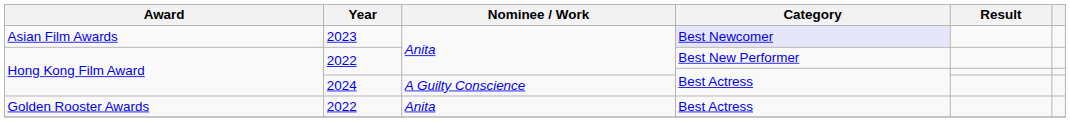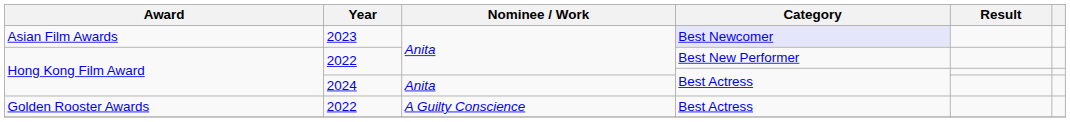(465, 85) A Guilty Conscience -> (420, 85) Anita
(420, 106) Anita -> (465, 106) A Guilty Conscience
